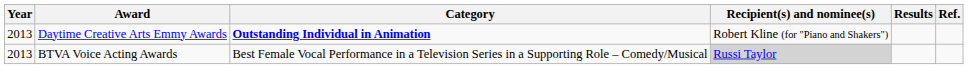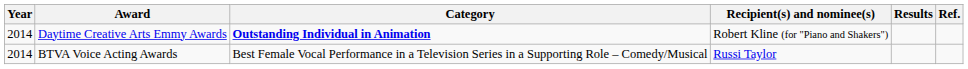(20, 34) 2013 -> (20, 34) 2014
(20, 53) 2013 -> (20, 53) 2014
(745, 53) lightgrey background -> (745, 53) no background
